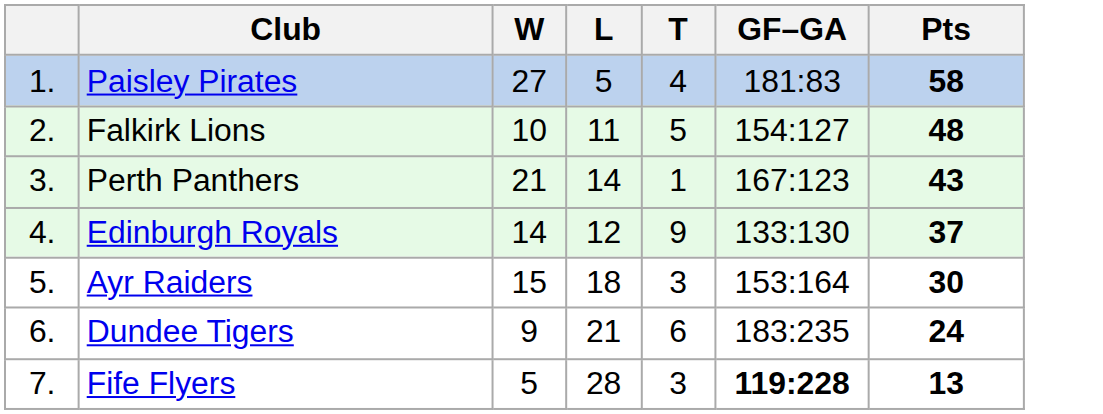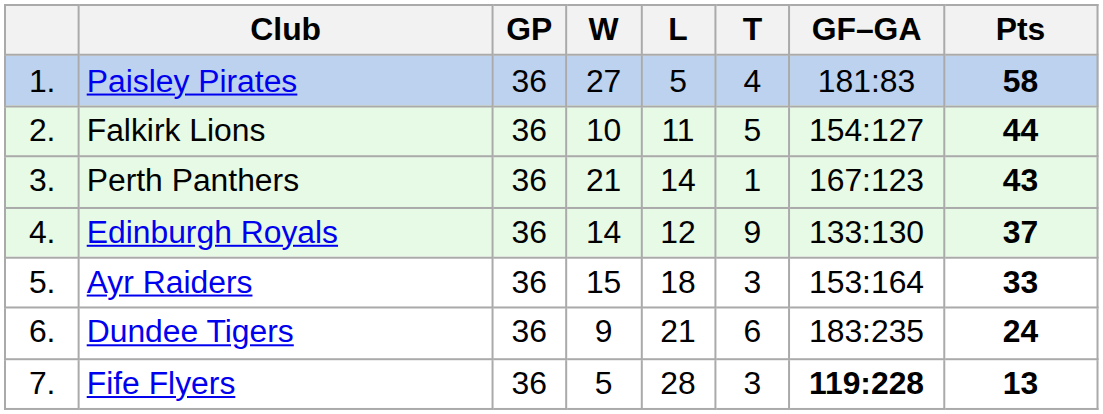+ column: (529, 29)
(946, 130) 48 -> (1021, 130) 44
(946, 282) 30 -> (1021, 282) 33
